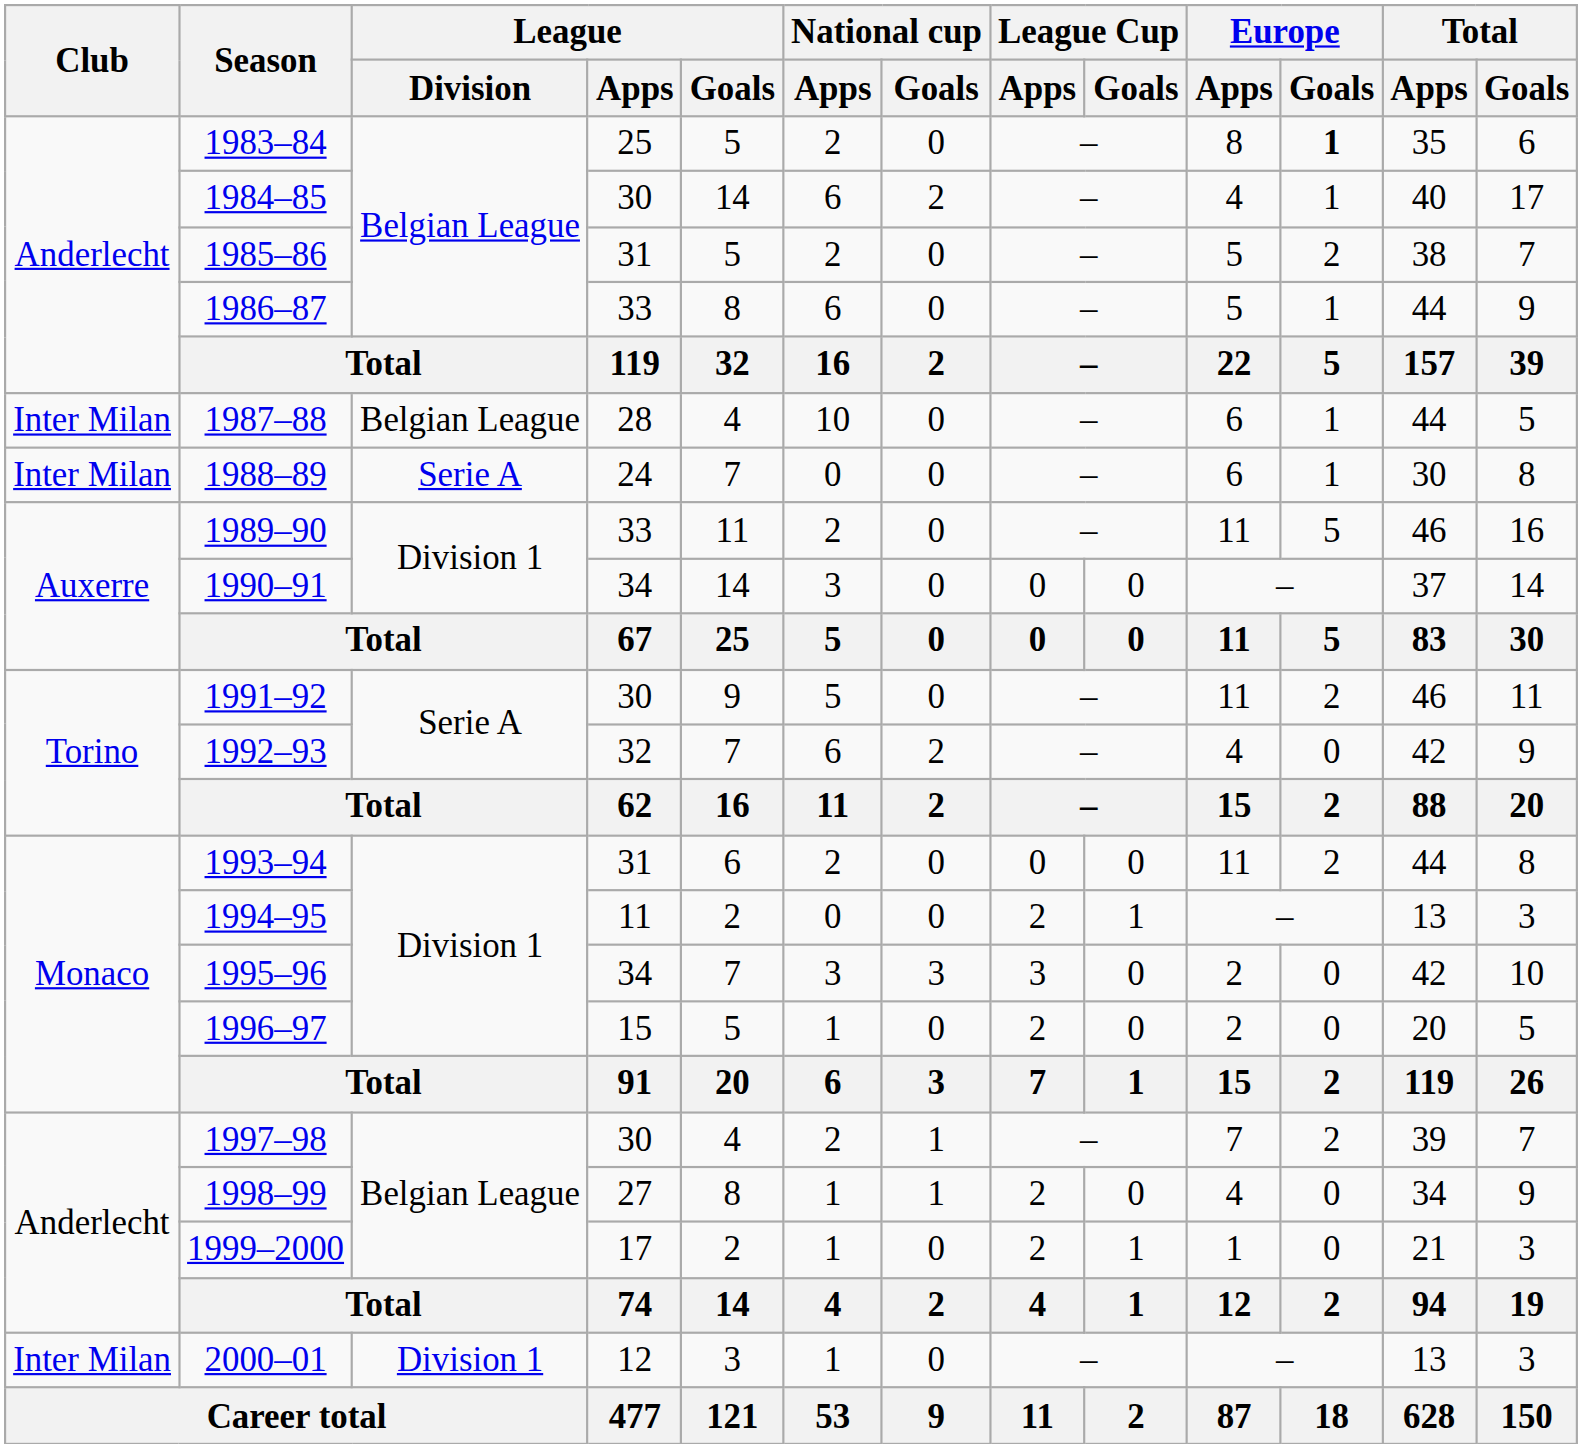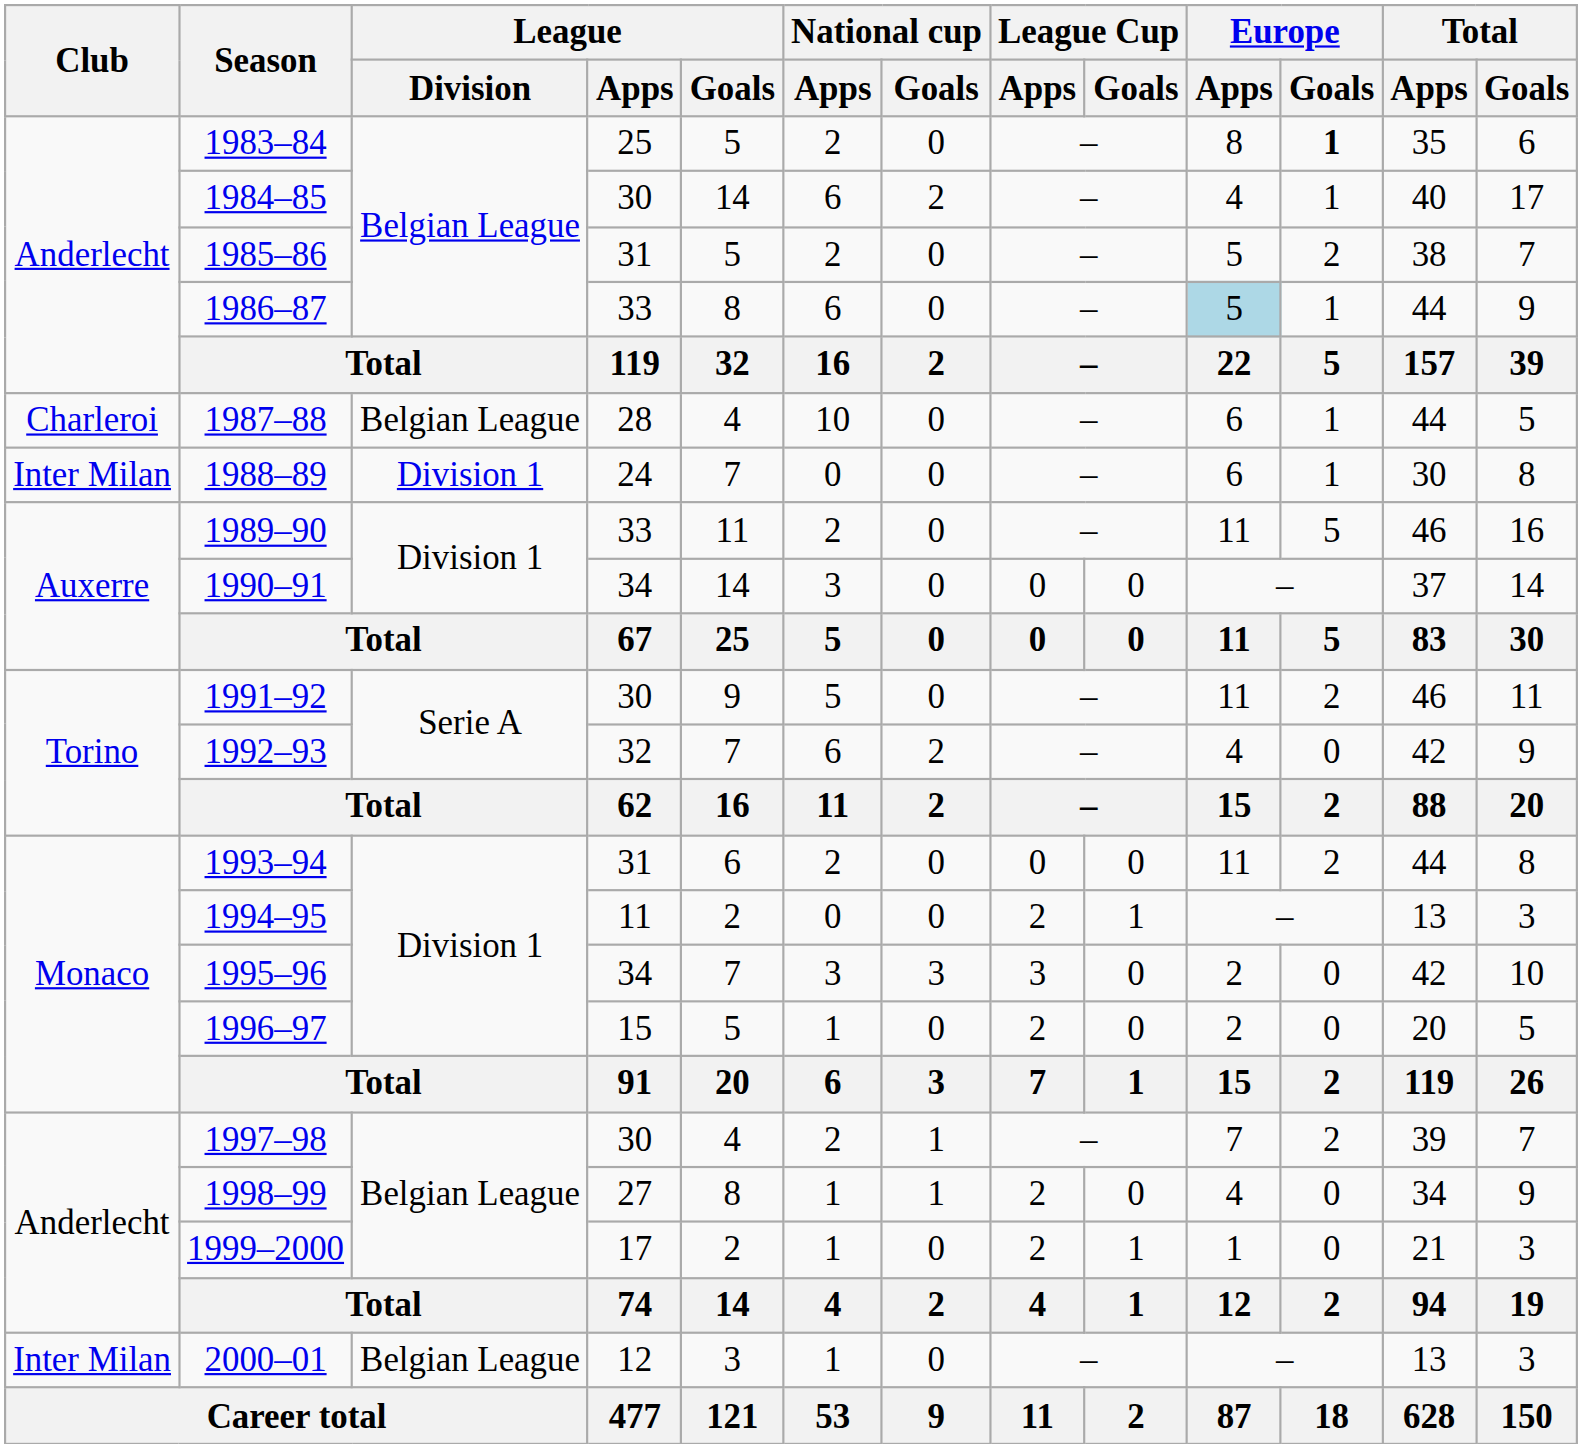(1234, 308) no background -> (1234, 308) lightblue background
(92, 419) Inter Milan -> (92, 419) Charleroi
(470, 474) Serie A -> (470, 474) Division 1
(470, 1359) Division 1 -> (470, 1359) Belgian League
